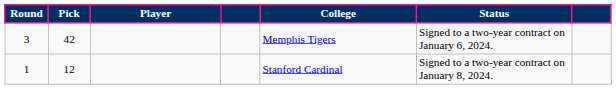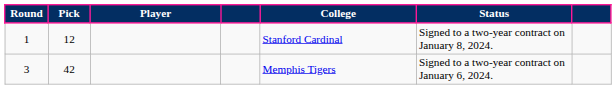rows swapped: (26, 69) <-> (26, 38)
